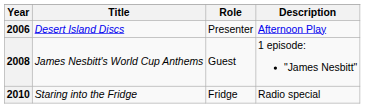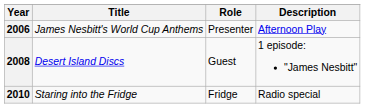(79, 29) Desert Island Discs -> (119, 29) James Nesbitt's World Cup Anthems
(119, 61) James Nesbitt's World Cup Anthems -> (79, 61) Desert Island Discs
